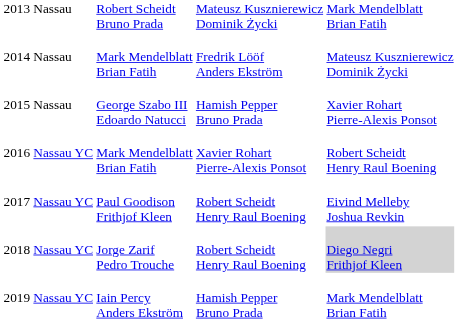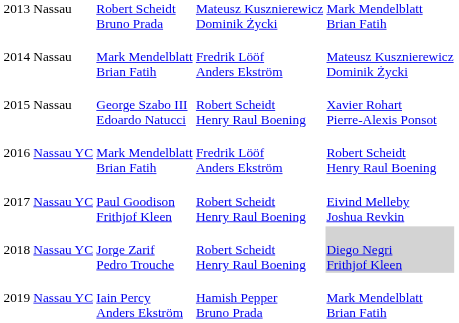(237, 112) Hamish Pepper Bruno Prada -> (251, 112) Robert Scheidt Henry Raul Boening
(251, 160) Xavier Rohart Pierre-Alexis Ponsot -> (239, 160) Fredrik Lööf Anders Ekström
